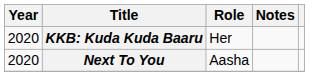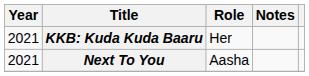(23, 37) 2020 -> (23, 37) 2021
(23, 60) 2020 -> (23, 60) 2021
